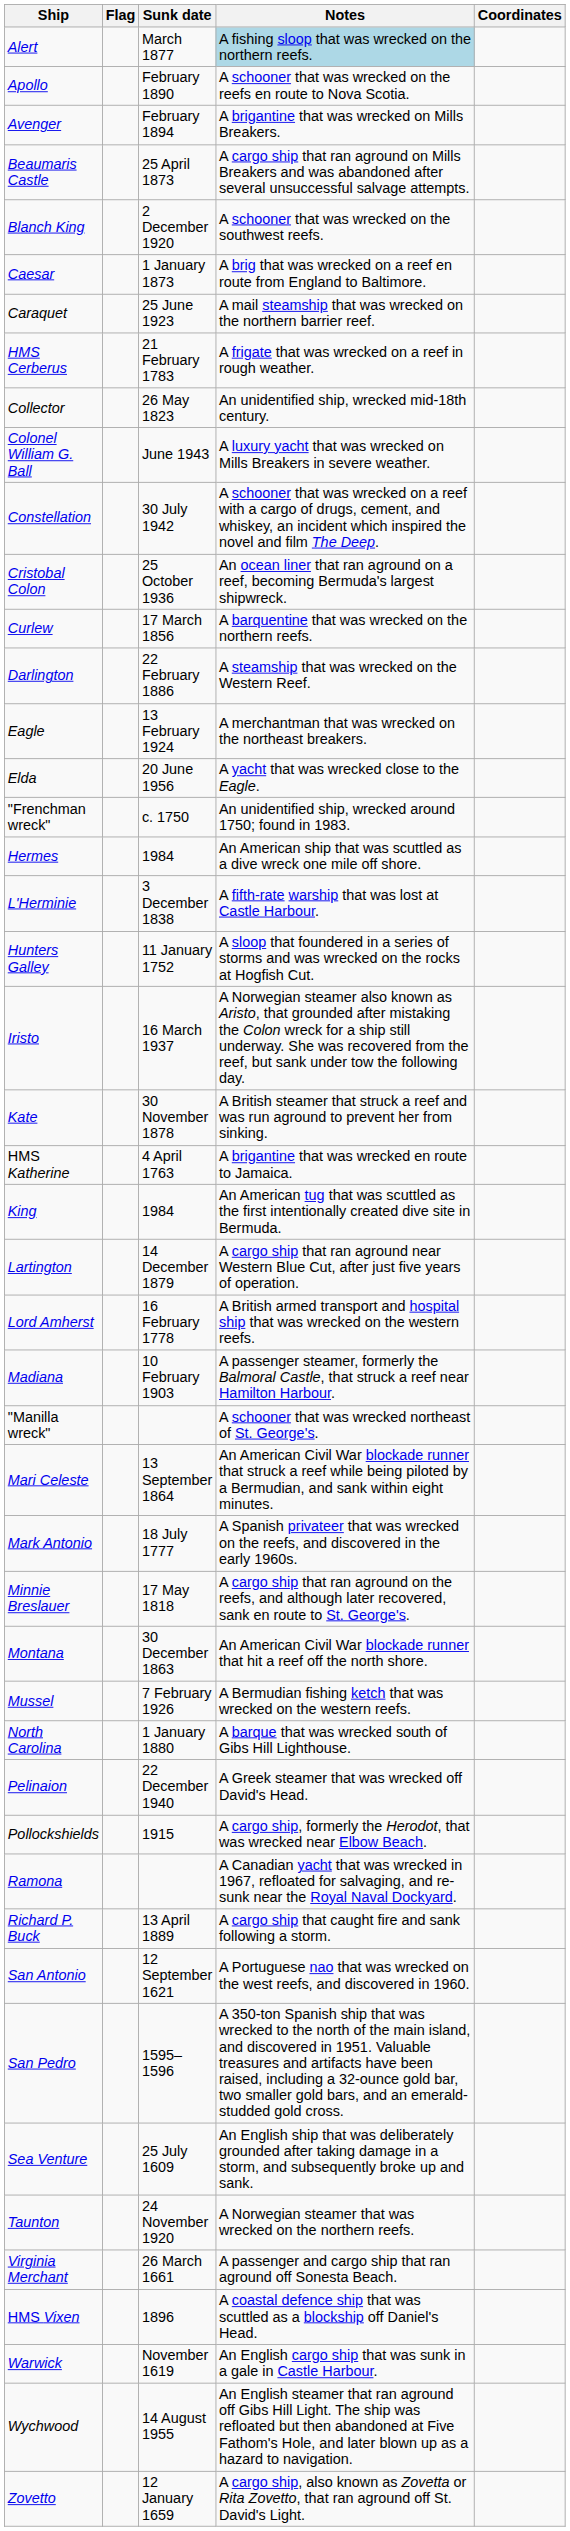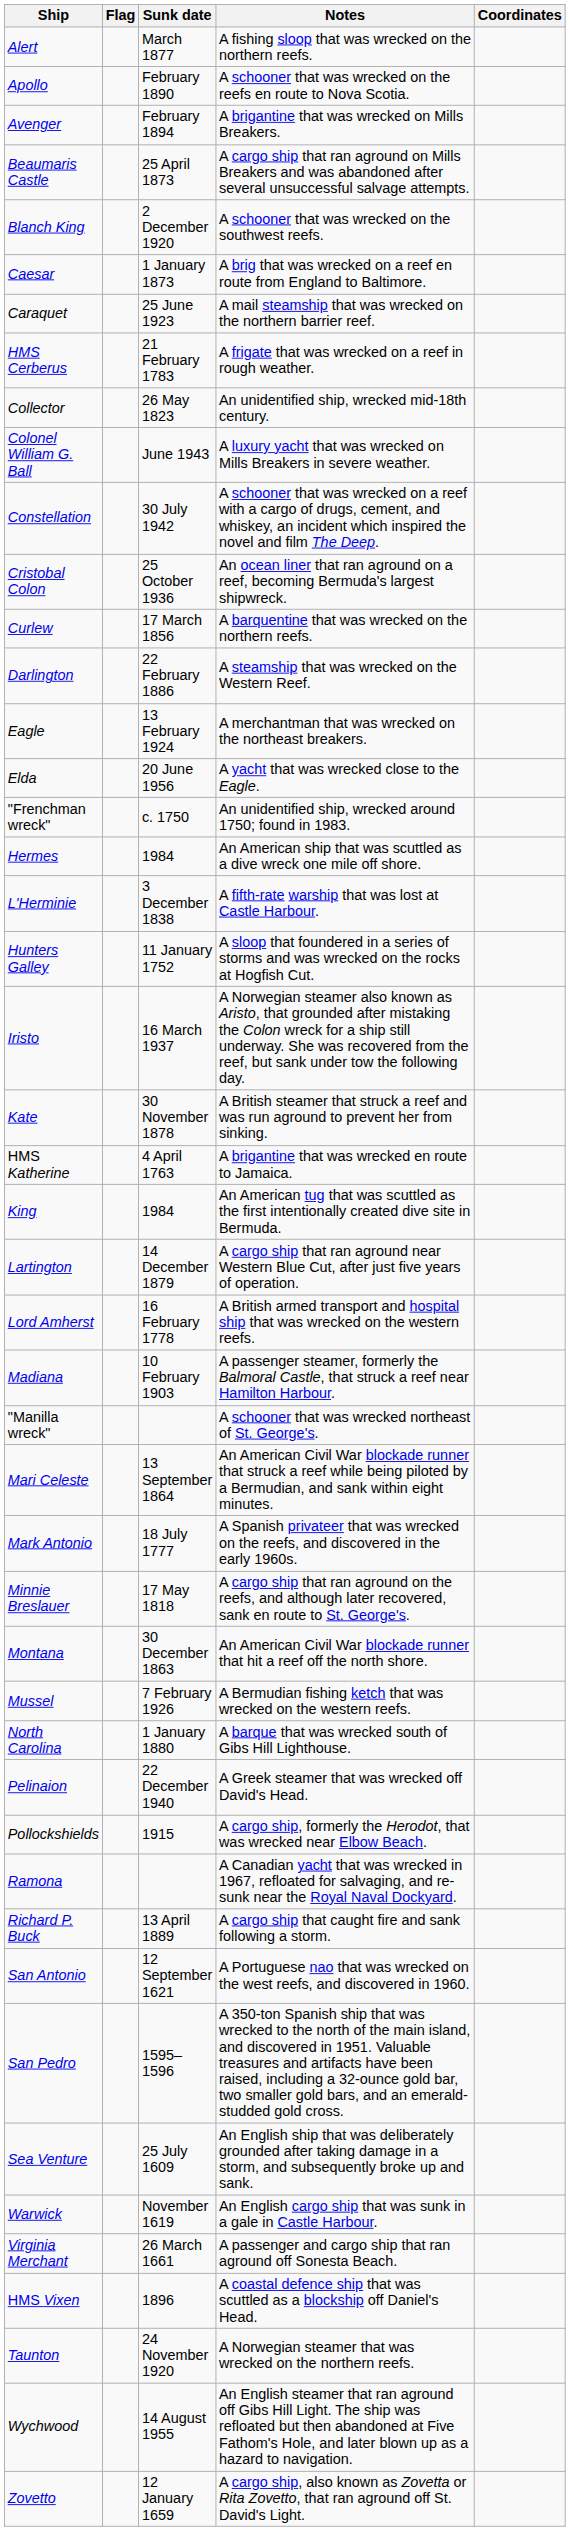(345, 46) lightblue background -> (345, 46) no background
rows swapped: (34, 2222) <-> (35, 2363)
